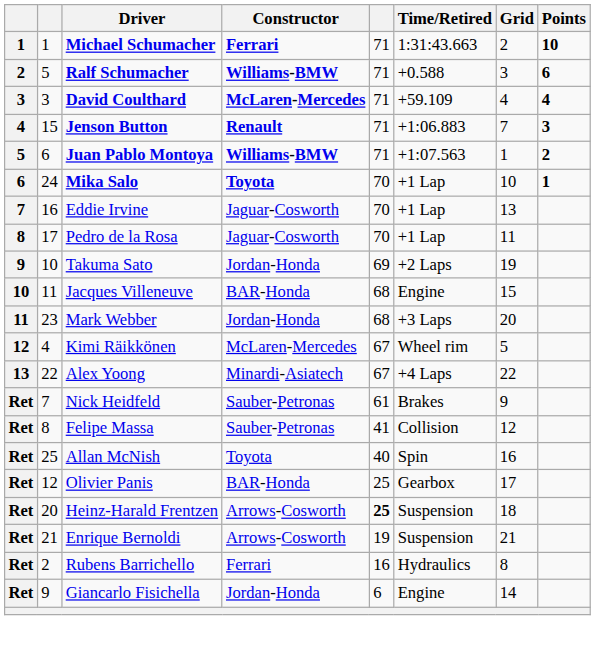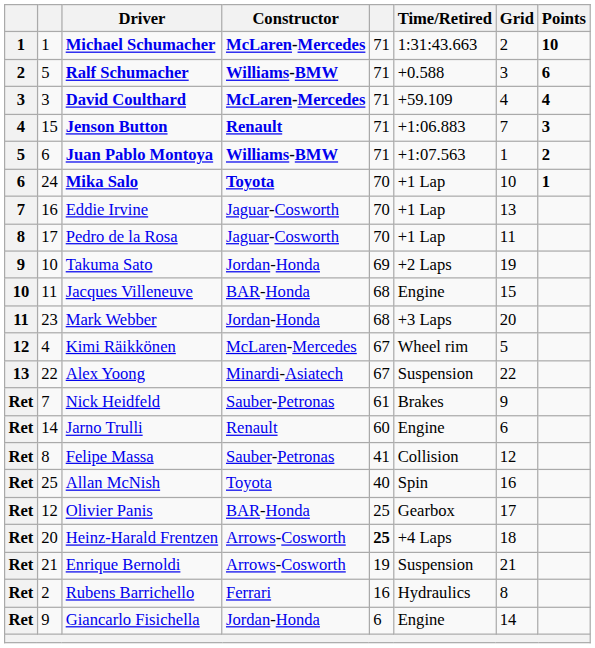(252, 45) Ferrari -> (296, 45) McLaren-Mercedes
(425, 373) +4 Laps -> (435, 373) Suspension
+ row: (104, 428)
(435, 510) Suspension -> (425, 537) +4 Laps
